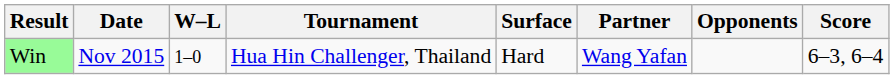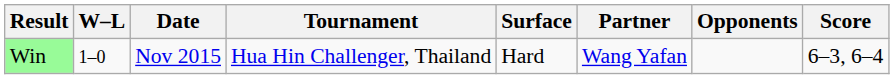columns swapped: (198, 21) <-> (121, 21)
